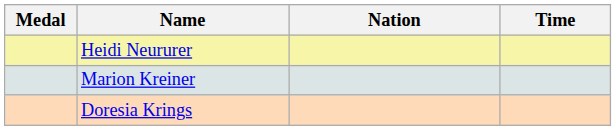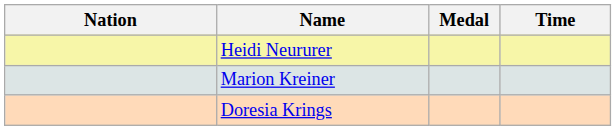columns swapped: (41, 19) <-> (394, 19)
